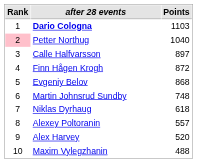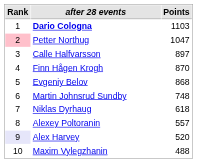(180, 40) 1040 -> (180, 40) 1047
(182, 68) 872 -> (182, 68) 870
(18, 137) no background -> (18, 137) lavender background
